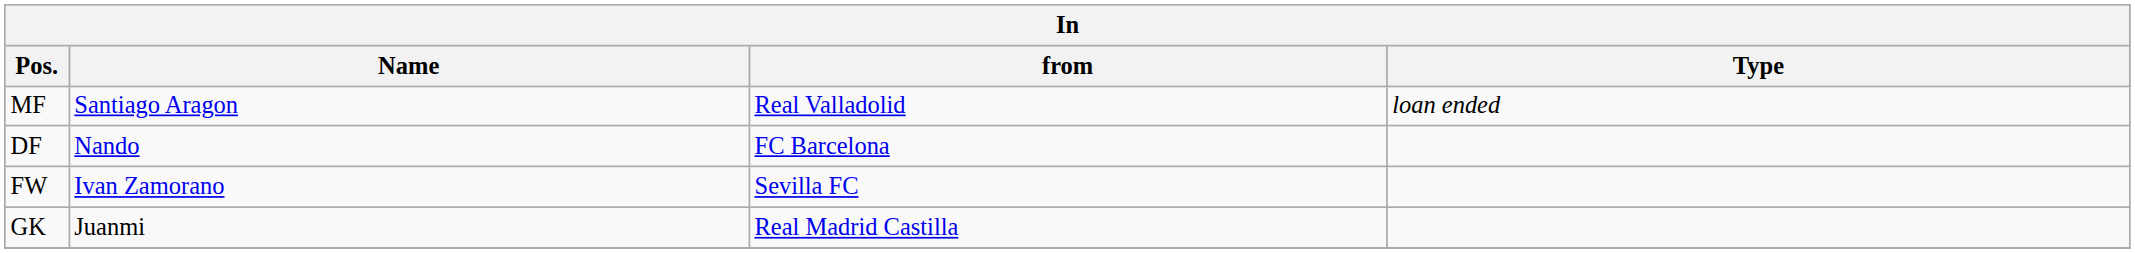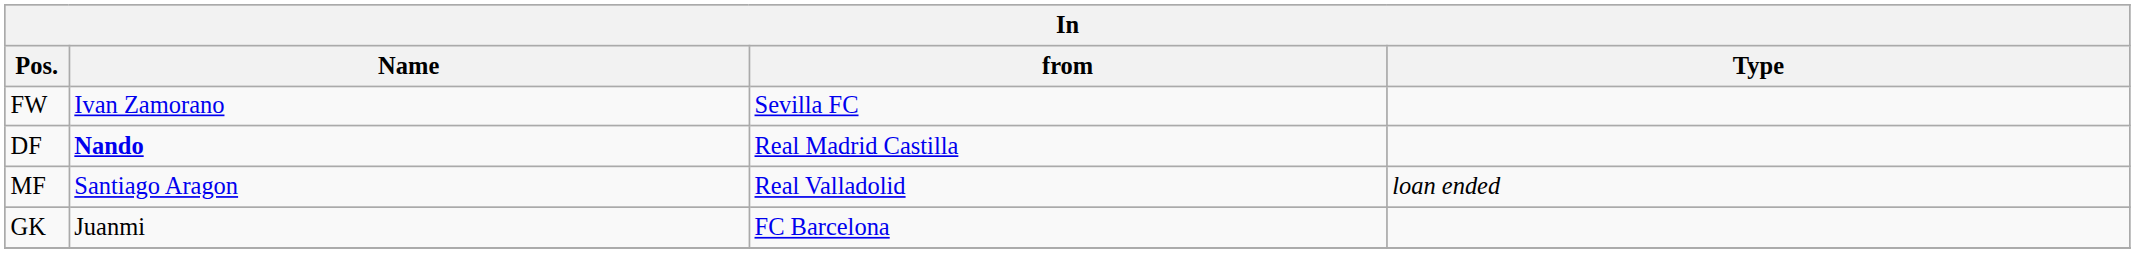rows swapped: (29, 186) <-> (28, 105)
(107, 146) normal -> (109, 146) bold
(822, 146) FC Barcelona -> (856, 146) Real Madrid Castilla
(856, 226) Real Madrid Castilla -> (822, 226) FC Barcelona
